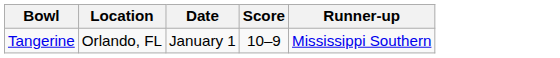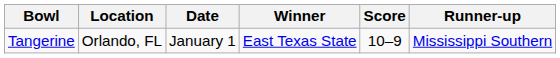+ column: (300, 16)
